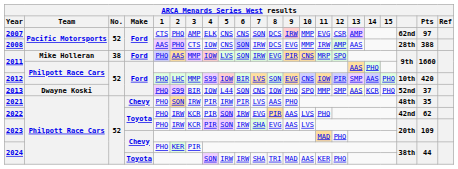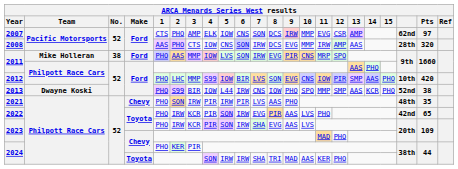(227, 33) CNS -> (227, 33) IOW
(427, 44) 388 -> (427, 44) 320
(243, 90) SON -> (243, 90) IRW
(356, 90) lightyellow background -> (356, 90) no background
(427, 90) 37 -> (427, 90) 38
(427, 113) 62 -> (427, 113) 65
